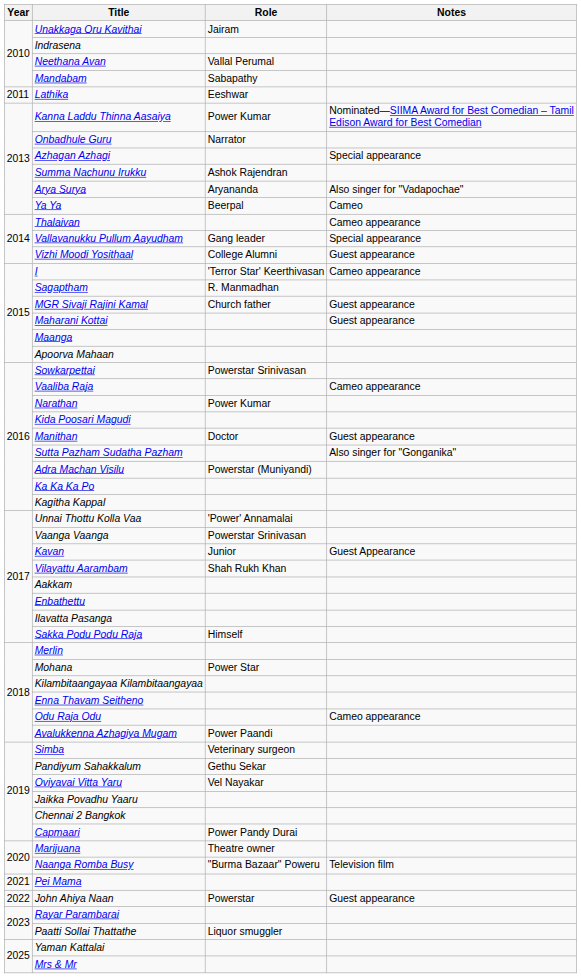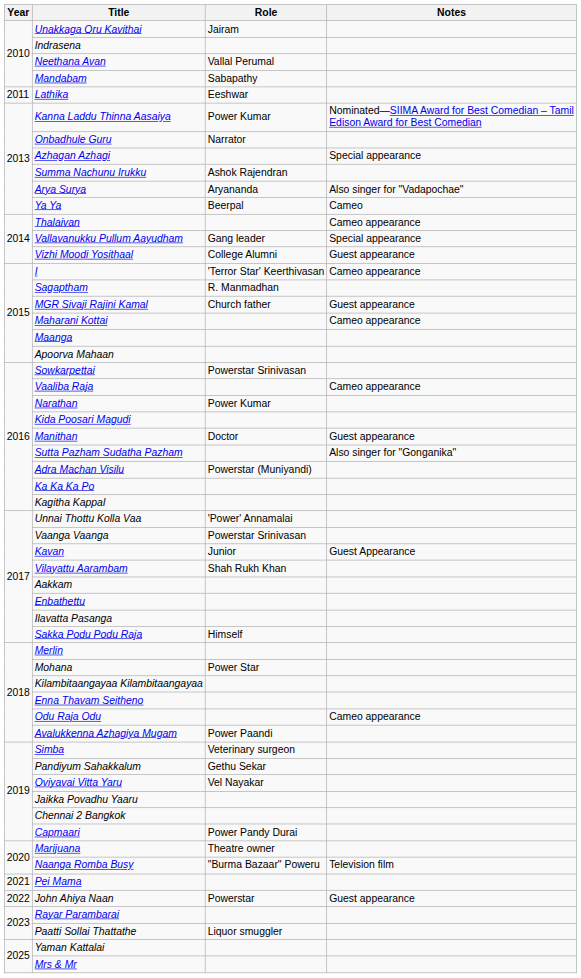(372, 321) Guest appearance -> (375, 321) Cameo appearance
